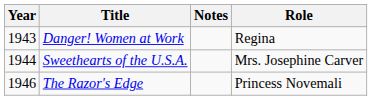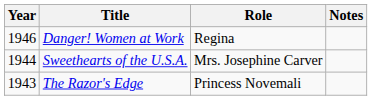columns swapped: (299, 15) <-> (211, 15)
(22, 38) 1943 -> (22, 38) 1946
(22, 83) 1946 -> (22, 83) 1943
